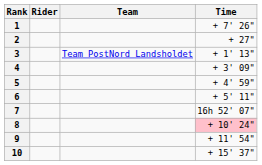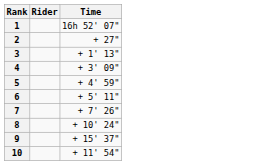- column: (127, 11)
(234, 26) + 7' 26" -> (91, 26) 16h 52' 07"
(226, 111) 16h 52' 07" -> (99, 111) + 7' 26"
(231, 125) pink background -> (96, 125) no background
(231, 139) + 11' 54" -> (96, 139) + 15' 37"
(231, 153) + 15' 37" -> (96, 153) + 11' 54"
